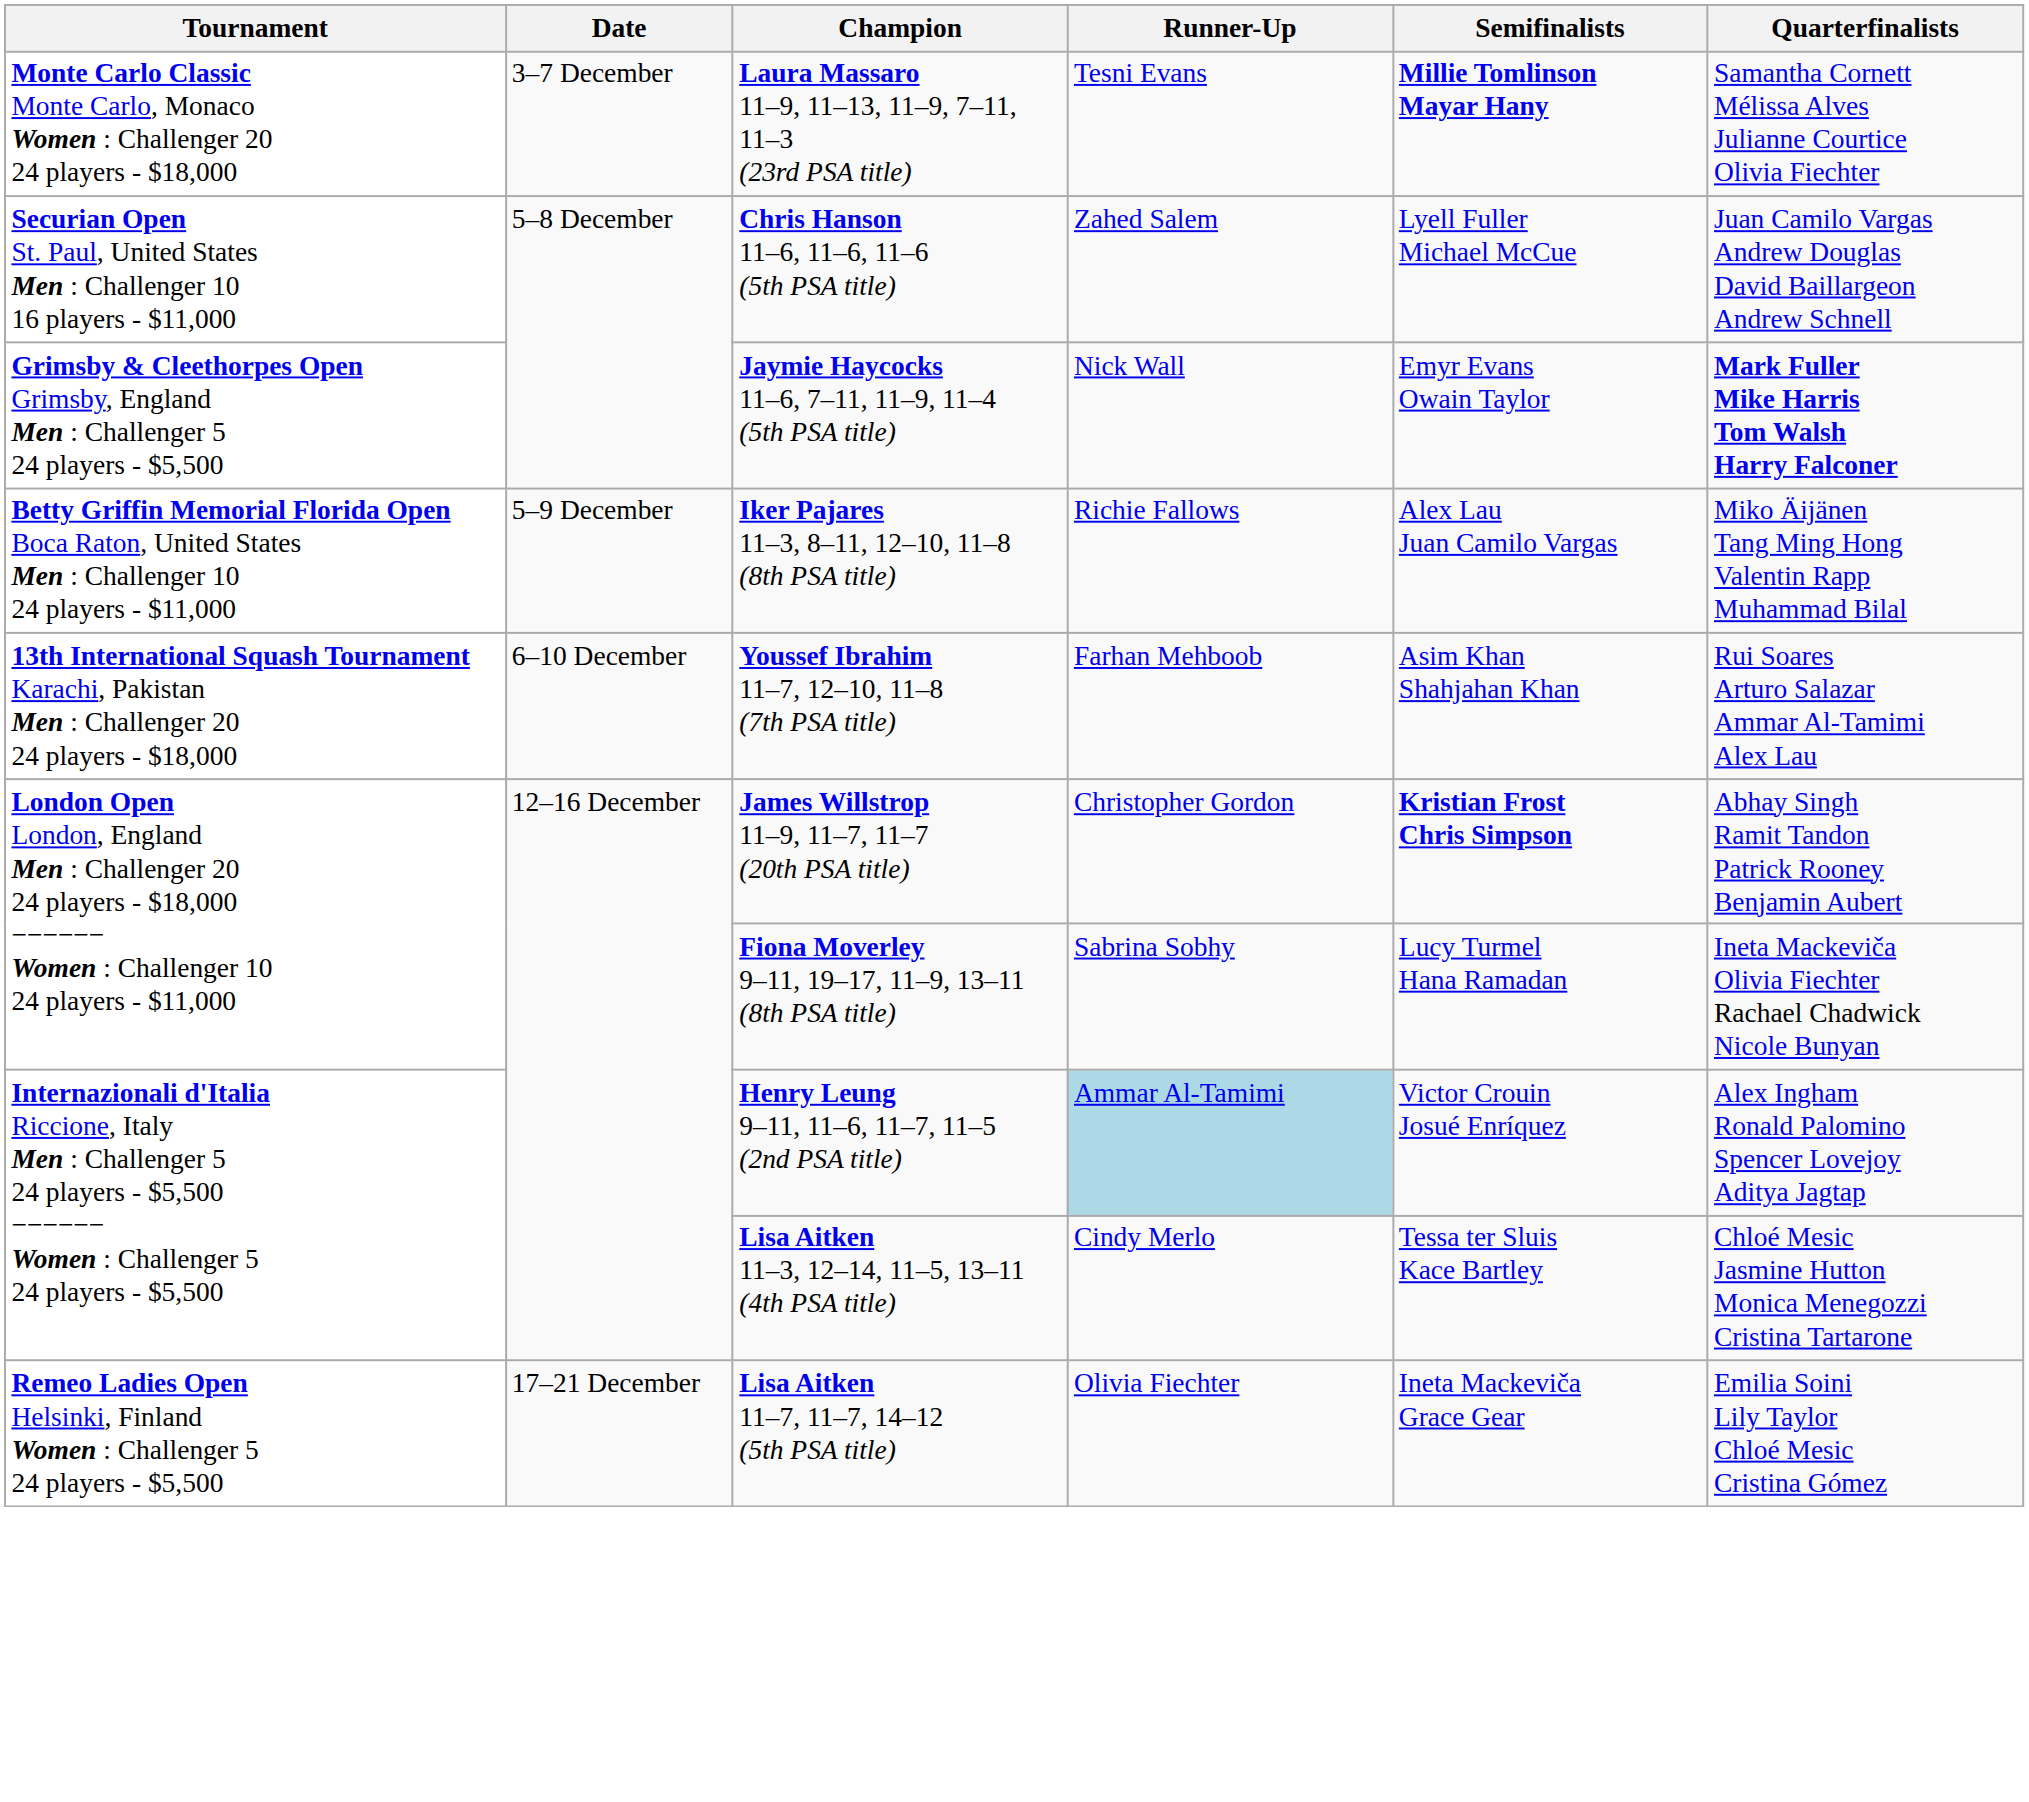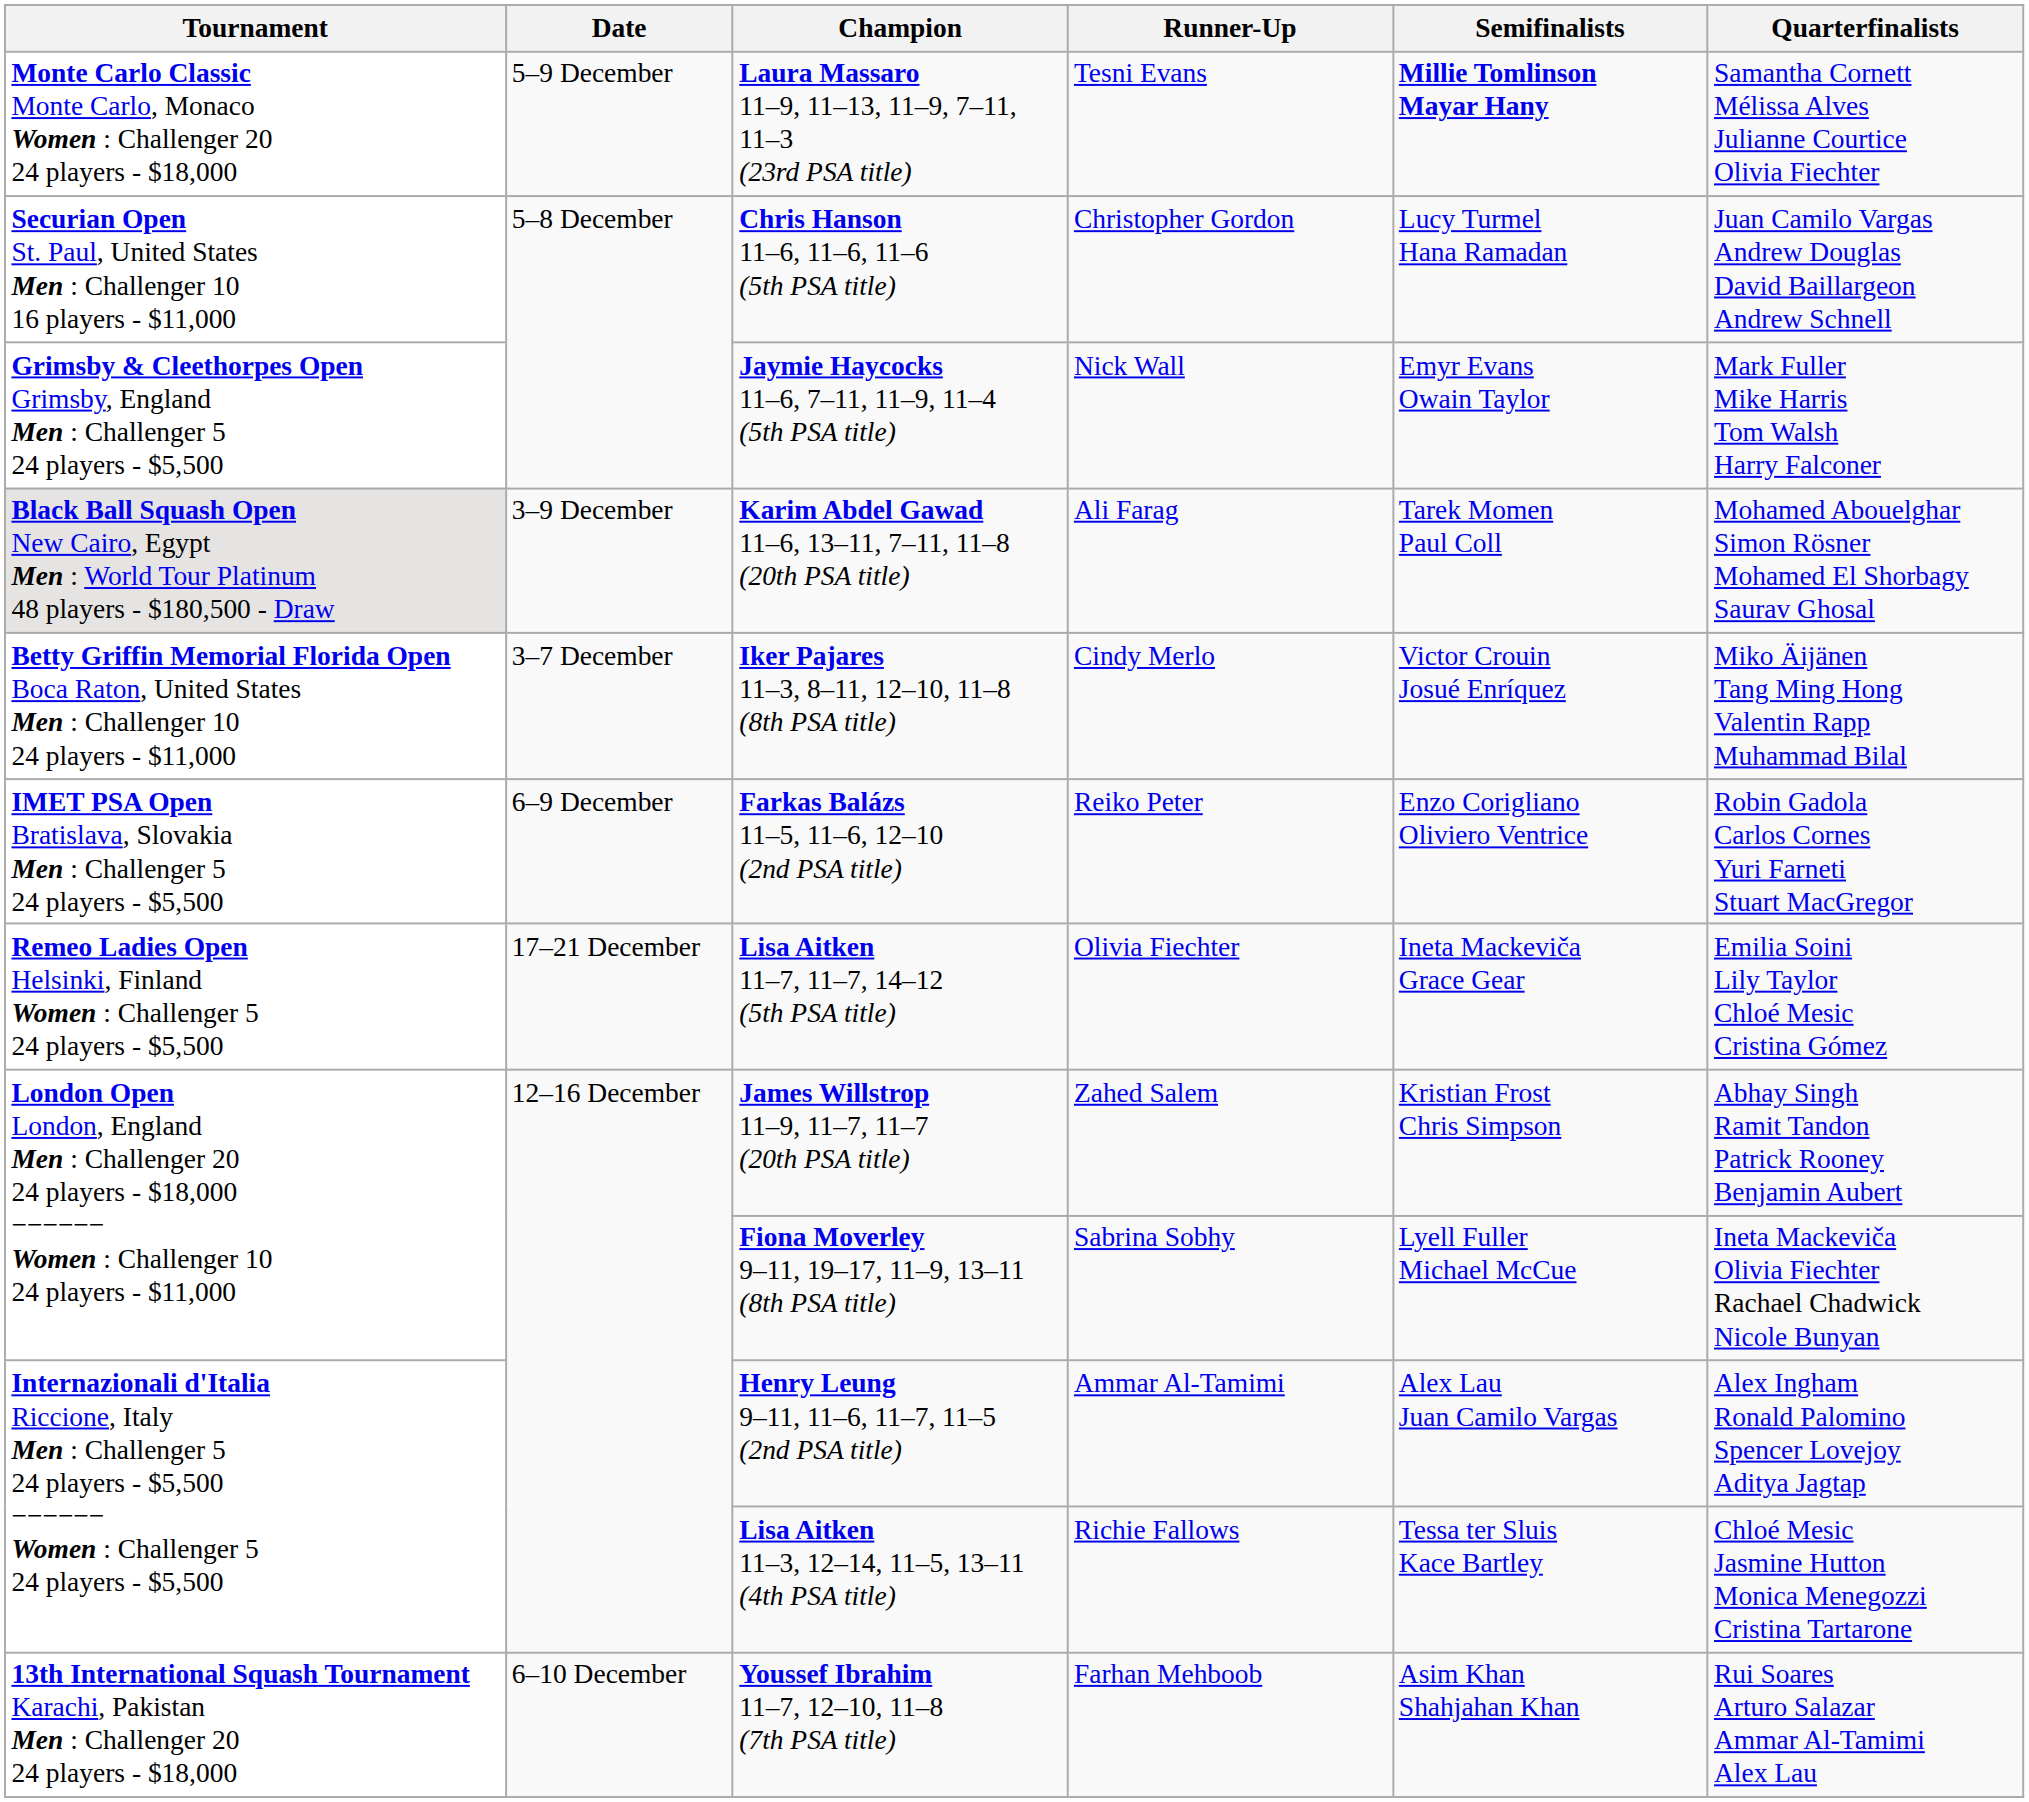(592, 73) 3–7 December -> (592, 73) 5–9 December
(1146, 219) Zahed Salem -> (1184, 219) Christopher Gordon
(1488, 235) Lyell Fuller Michael McCue -> (1483, 235) Lucy Turmel Hana Ramadan
(1806, 414) bold -> (1797, 414) normal
+ row: (875, 543)
(592, 510) 5–9 December -> (592, 655) 3–7 December
(1157, 510) Richie Fallows -> (1144, 655) Cindy Merlo
(1508, 526) Alex Lau Juan Camilo Vargas -> (1482, 672) Victor Crouin Josué Enríquez
+ row: (841, 834)
rows swapped: (841, 688) <-> (841, 1416)
(1184, 801) Christopher Gordon -> (1146, 1092) Zahed Salem
(1485, 817) bold -> (1480, 1108) normal
(1483, 963) Lucy Turmel Hana Ramadan -> (1488, 1254) Lyell Fuller Michael McCue
(1179, 1092) lightblue background -> (1179, 1383) no background
(1482, 1108) Victor Crouin Josué Enríquez -> (1508, 1399) Alex Lau Juan Camilo Vargas
(1144, 1237) Cindy Merlo -> (1157, 1528) Richie Fallows
